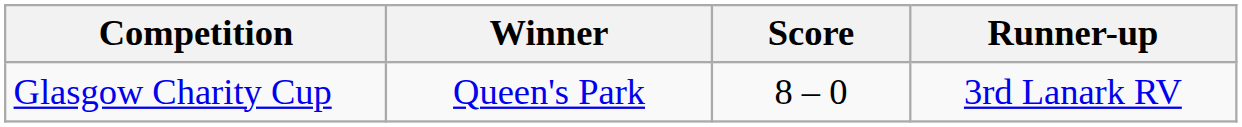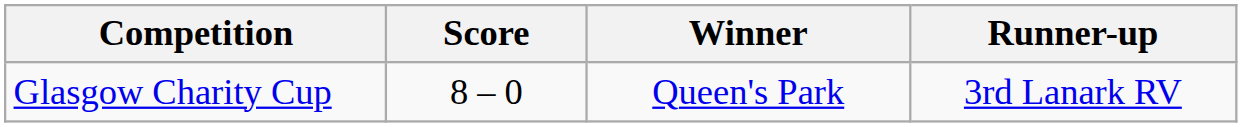columns swapped: (549, 33) <-> (811, 33)
